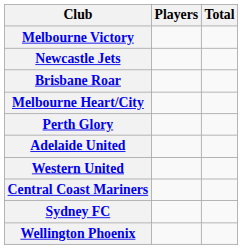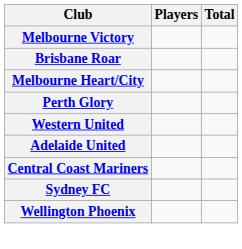- row: (78, 59)
rows swapped: (78, 168) <-> (78, 146)
